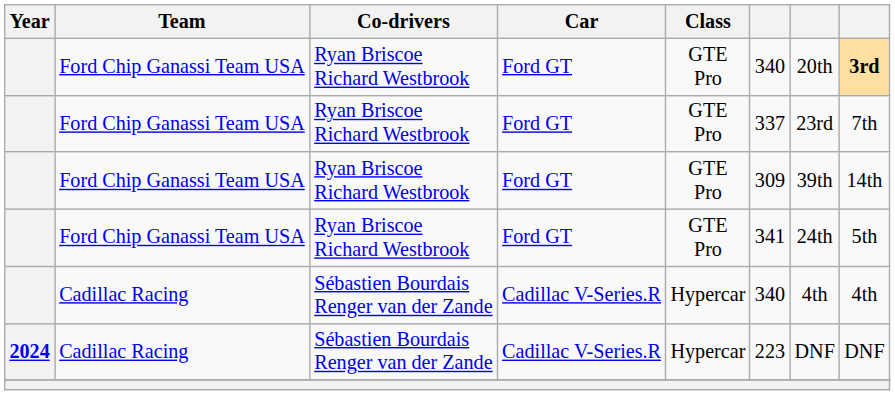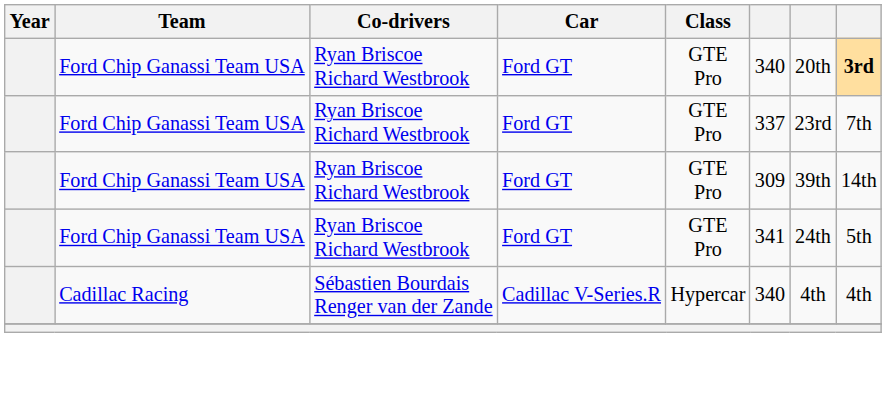- row: (30, 351)
